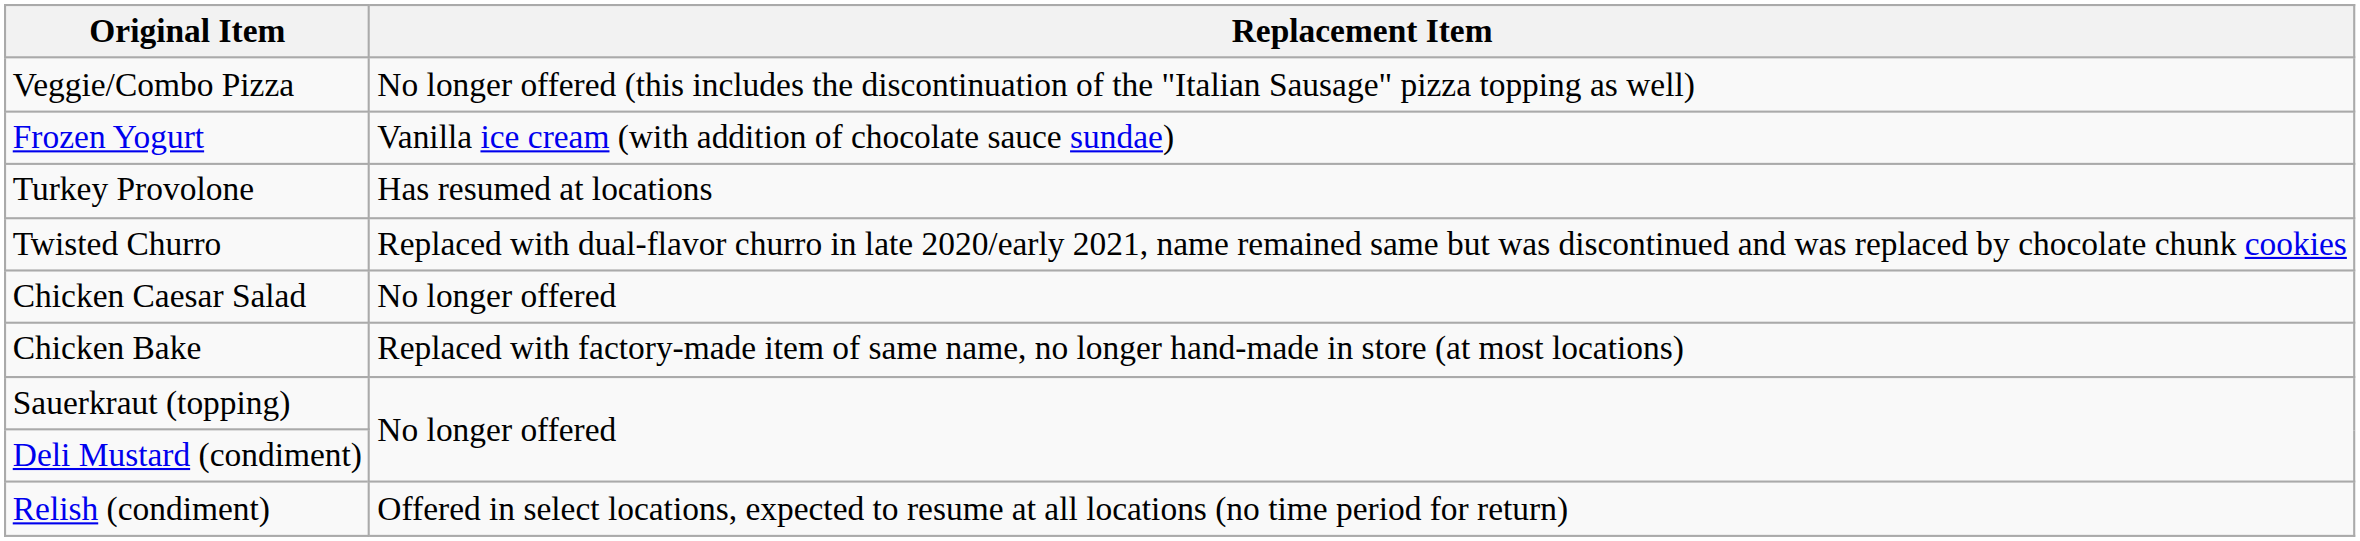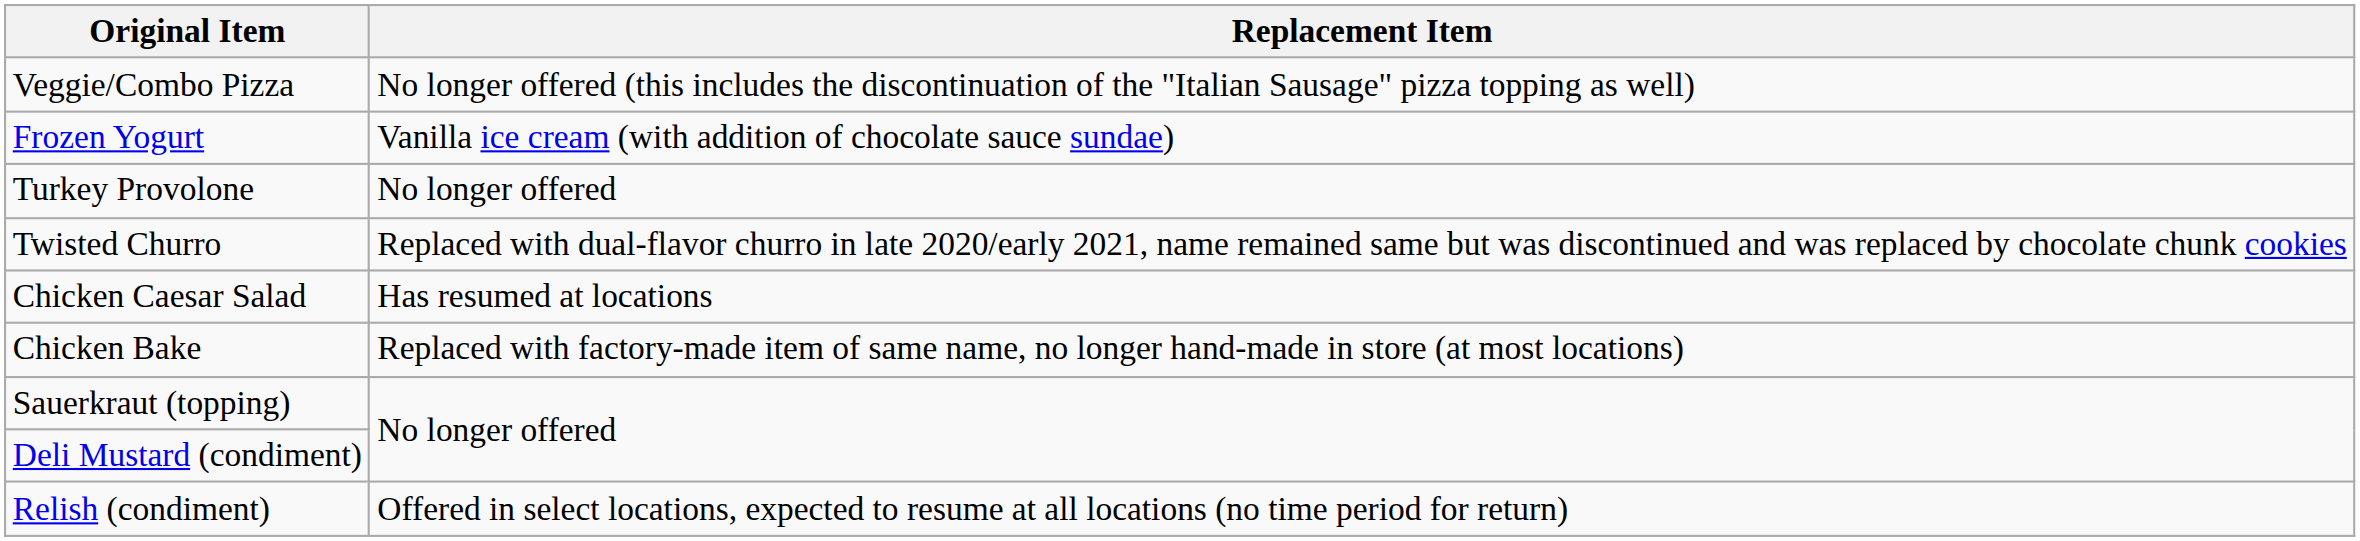(545, 190) Has resumed at locations -> (497, 190) No longer offered
(497, 296) No longer offered -> (545, 296) Has resumed at locations
